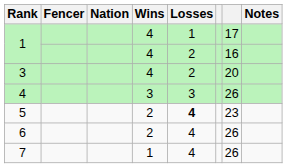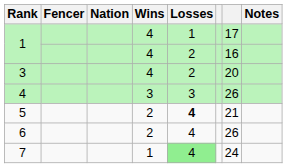(232, 113) 23 -> (232, 113) 21
(192, 152) no background -> (192, 152) lightgreen background
(232, 152) 26 -> (232, 152) 24
